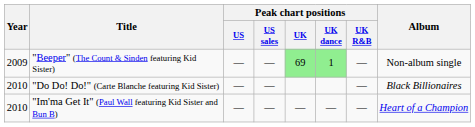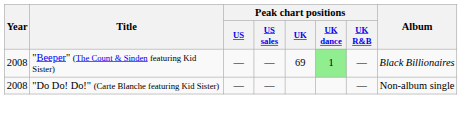(17, 63) 2009 -> (17, 63) 2008
(300, 63) lightgreen background -> (300, 63) no background
(424, 63) Non-album single -> (417, 63) Black Billionaires
(17, 85) 2010 -> (17, 85) 2008
(424, 85) Black Billionaires -> (417, 85) Non-album single
- row: (125, 107)
